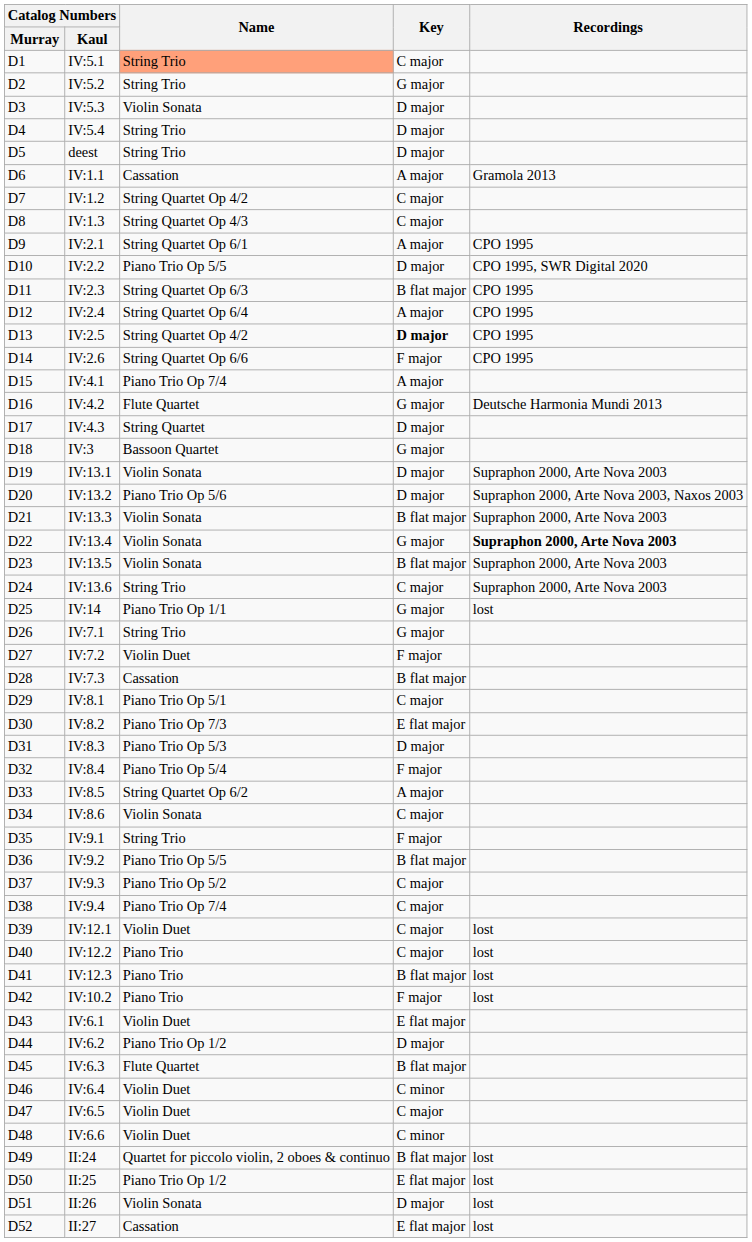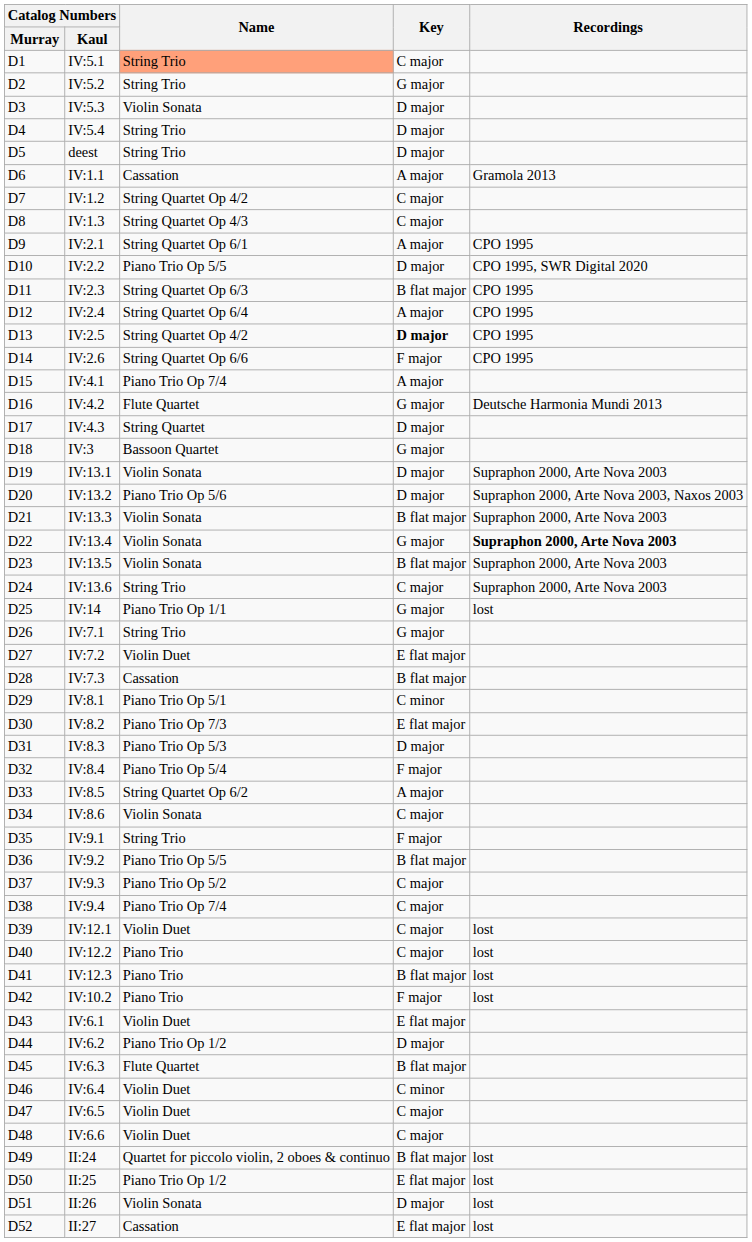(419, 655) F major -> (431, 655) E flat major
(420, 701) C major -> (420, 701) C minor
(420, 1134) C minor -> (420, 1134) C major
